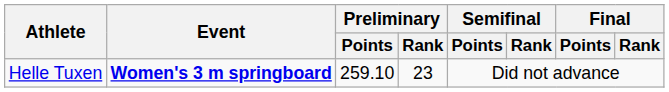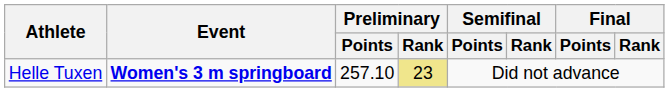(367, 73) 259.10 -> (367, 73) 257.10
(423, 73) no background -> (423, 73) khaki background
